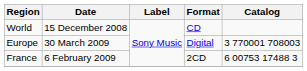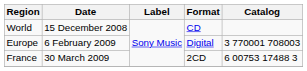(77, 43) 30 March 2009 -> (80, 43) 6 February 2009
(80, 58) 6 February 2009 -> (77, 58) 30 March 2009
